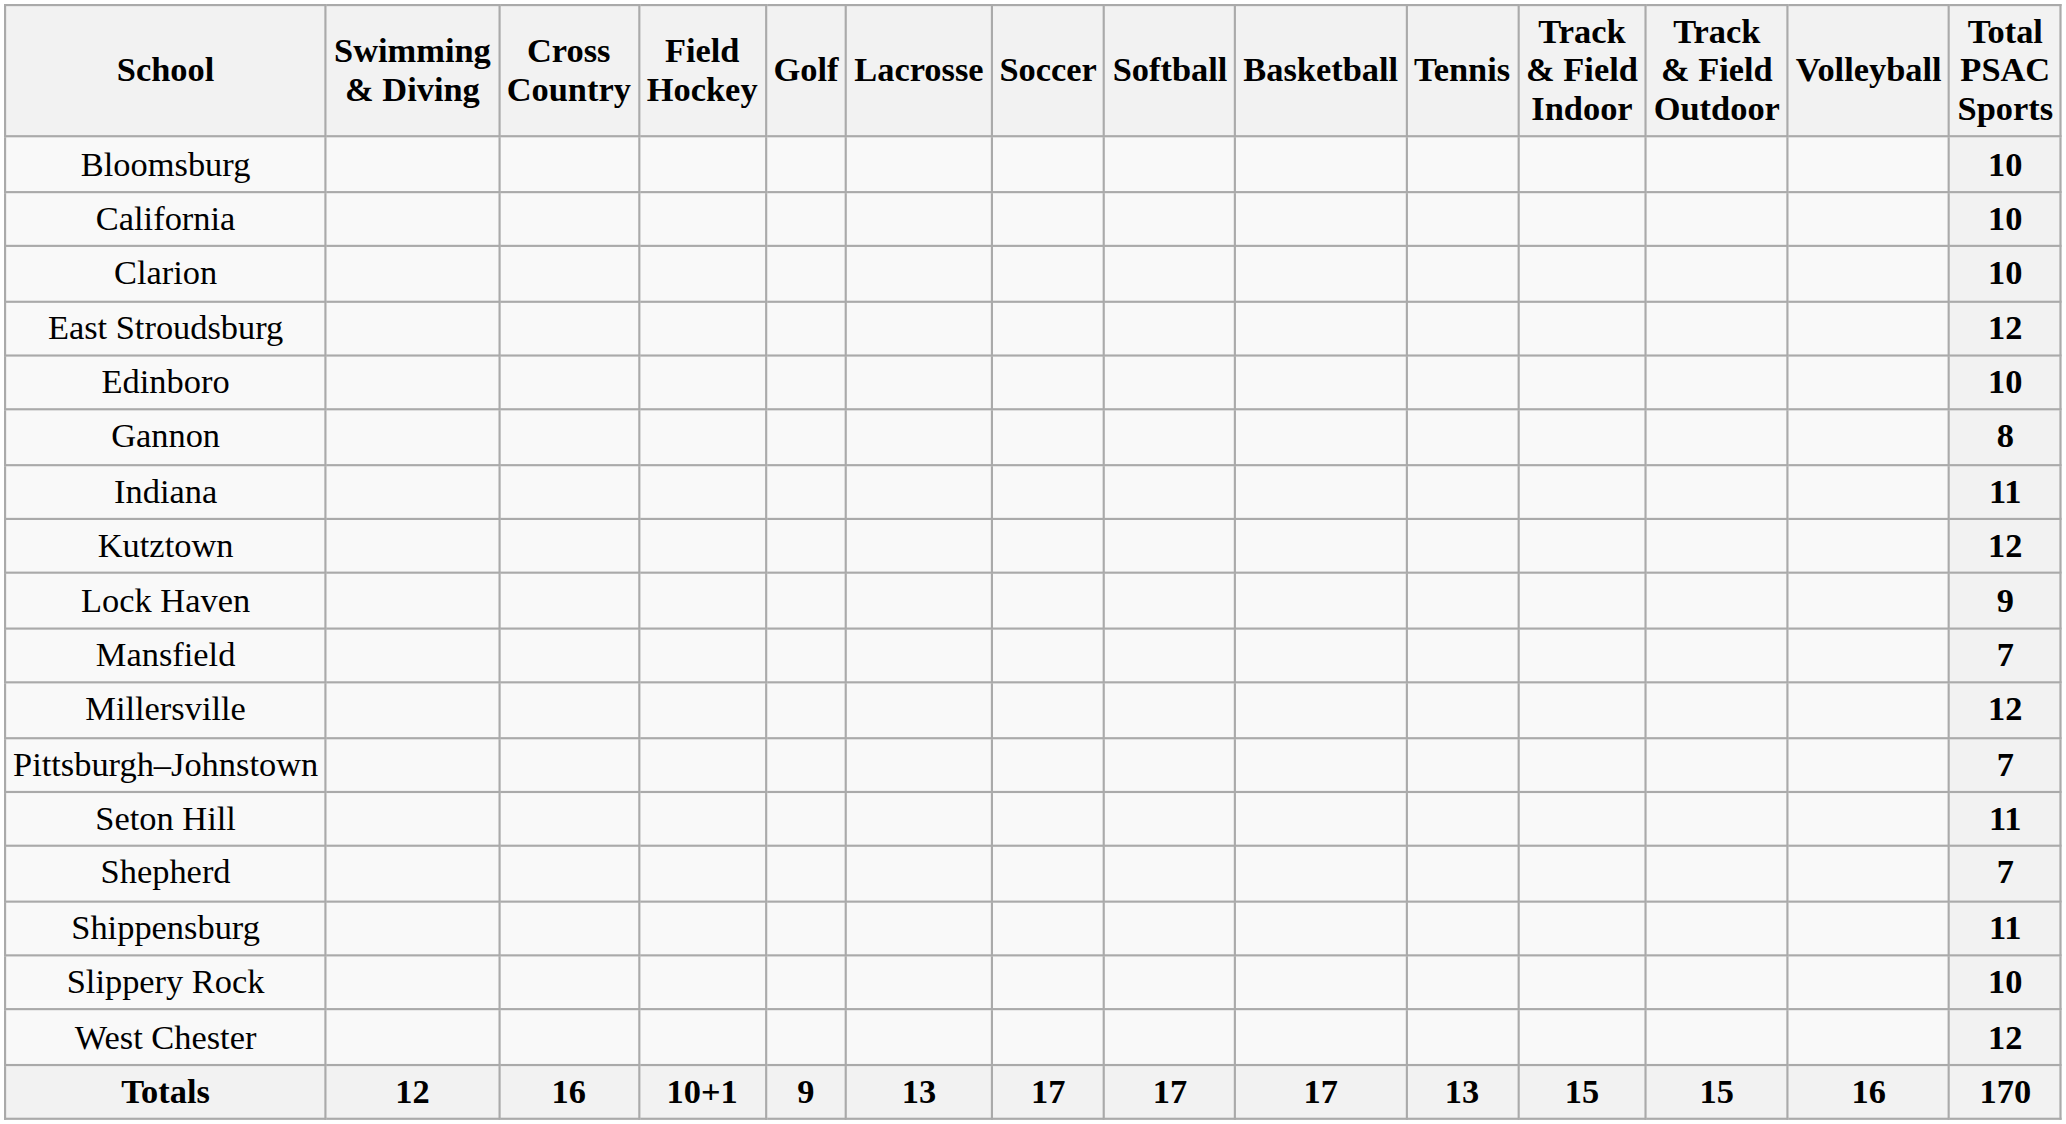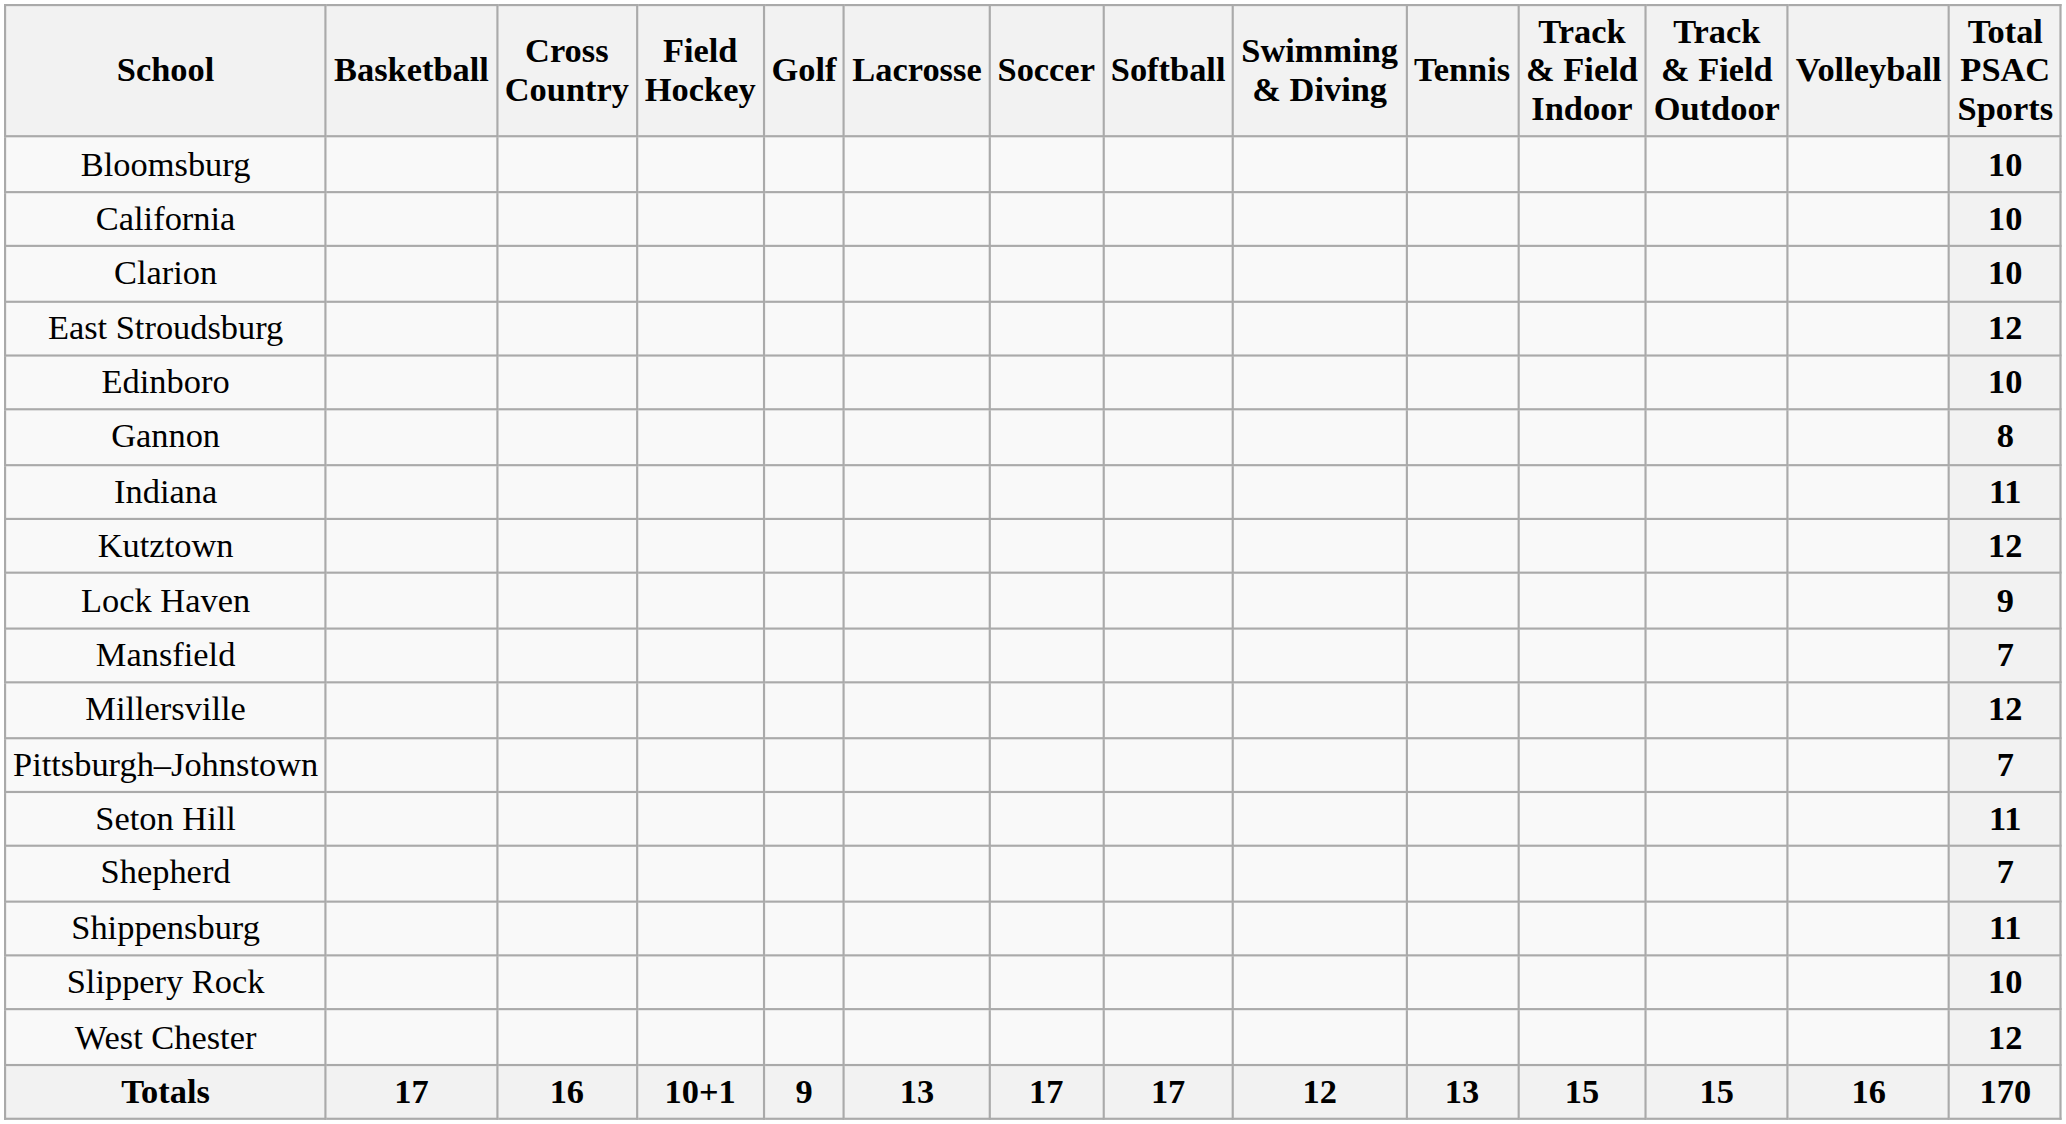columns swapped: (1321, 70) <-> (412, 70)
